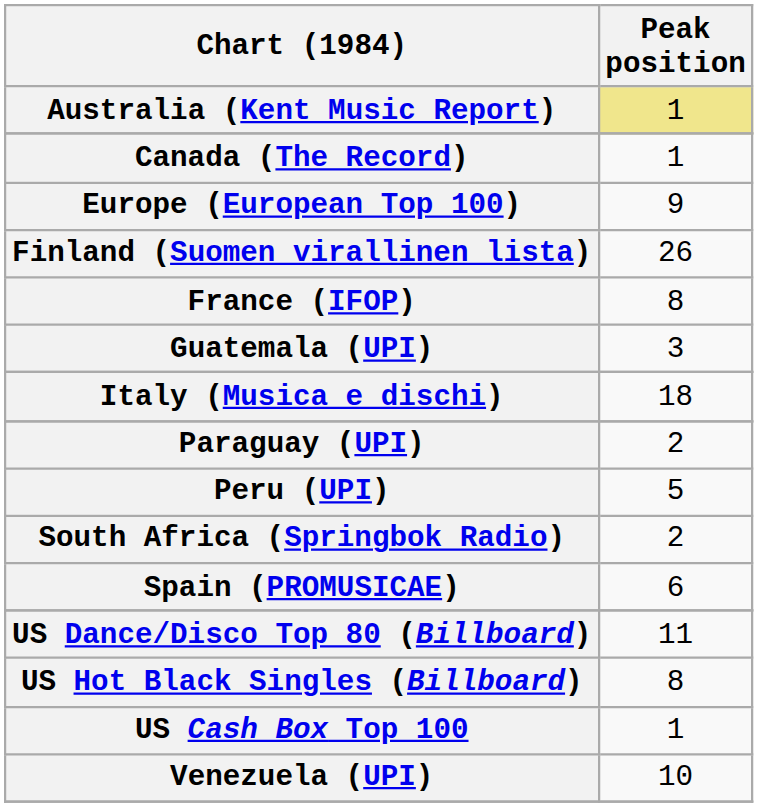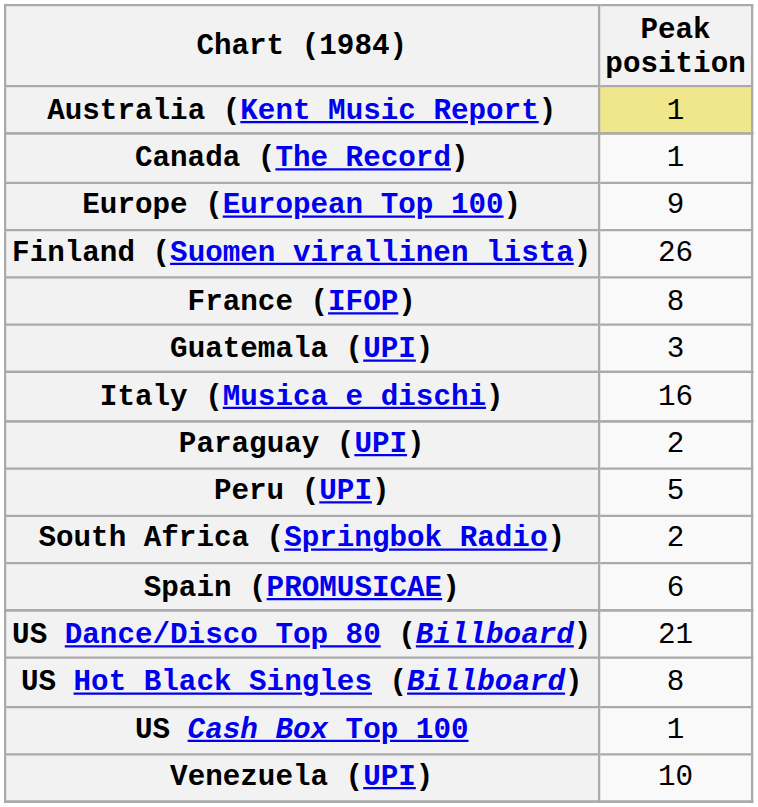(676, 396) 18 -> (676, 396) 16
(676, 635) 11 -> (676, 635) 21
